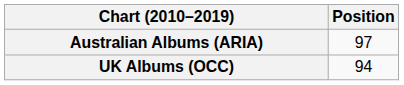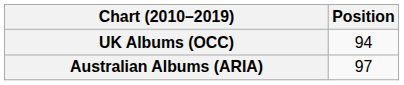rows swapped: (167, 42) <-> (167, 67)
